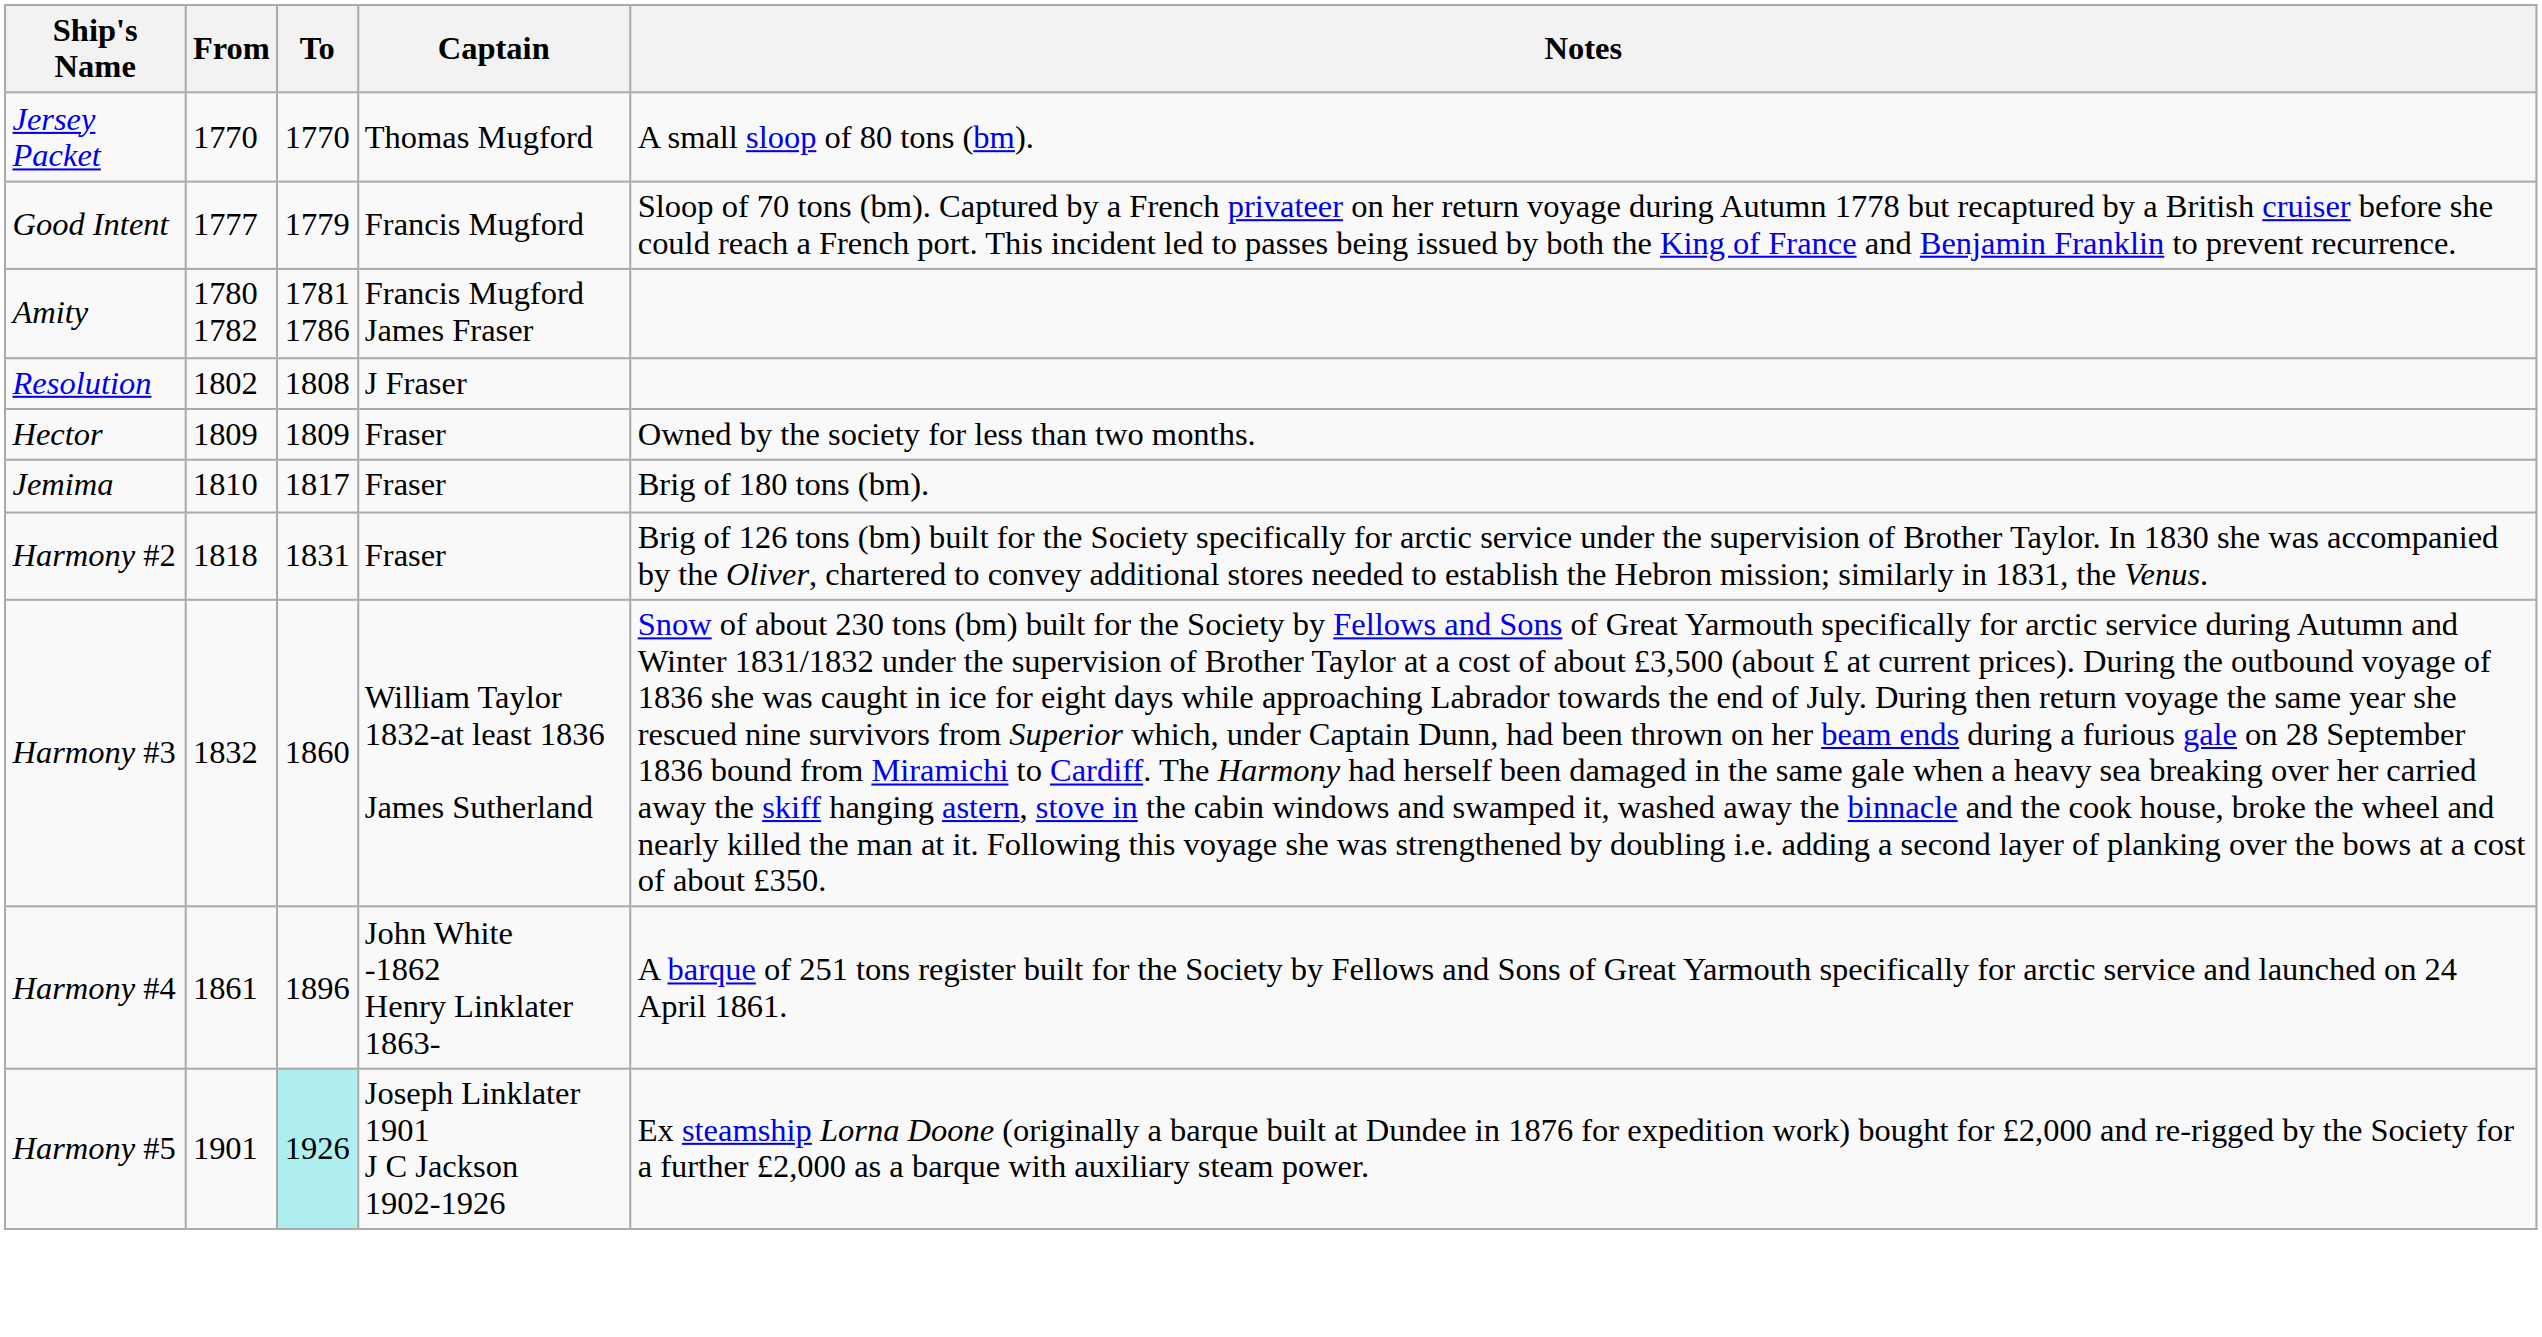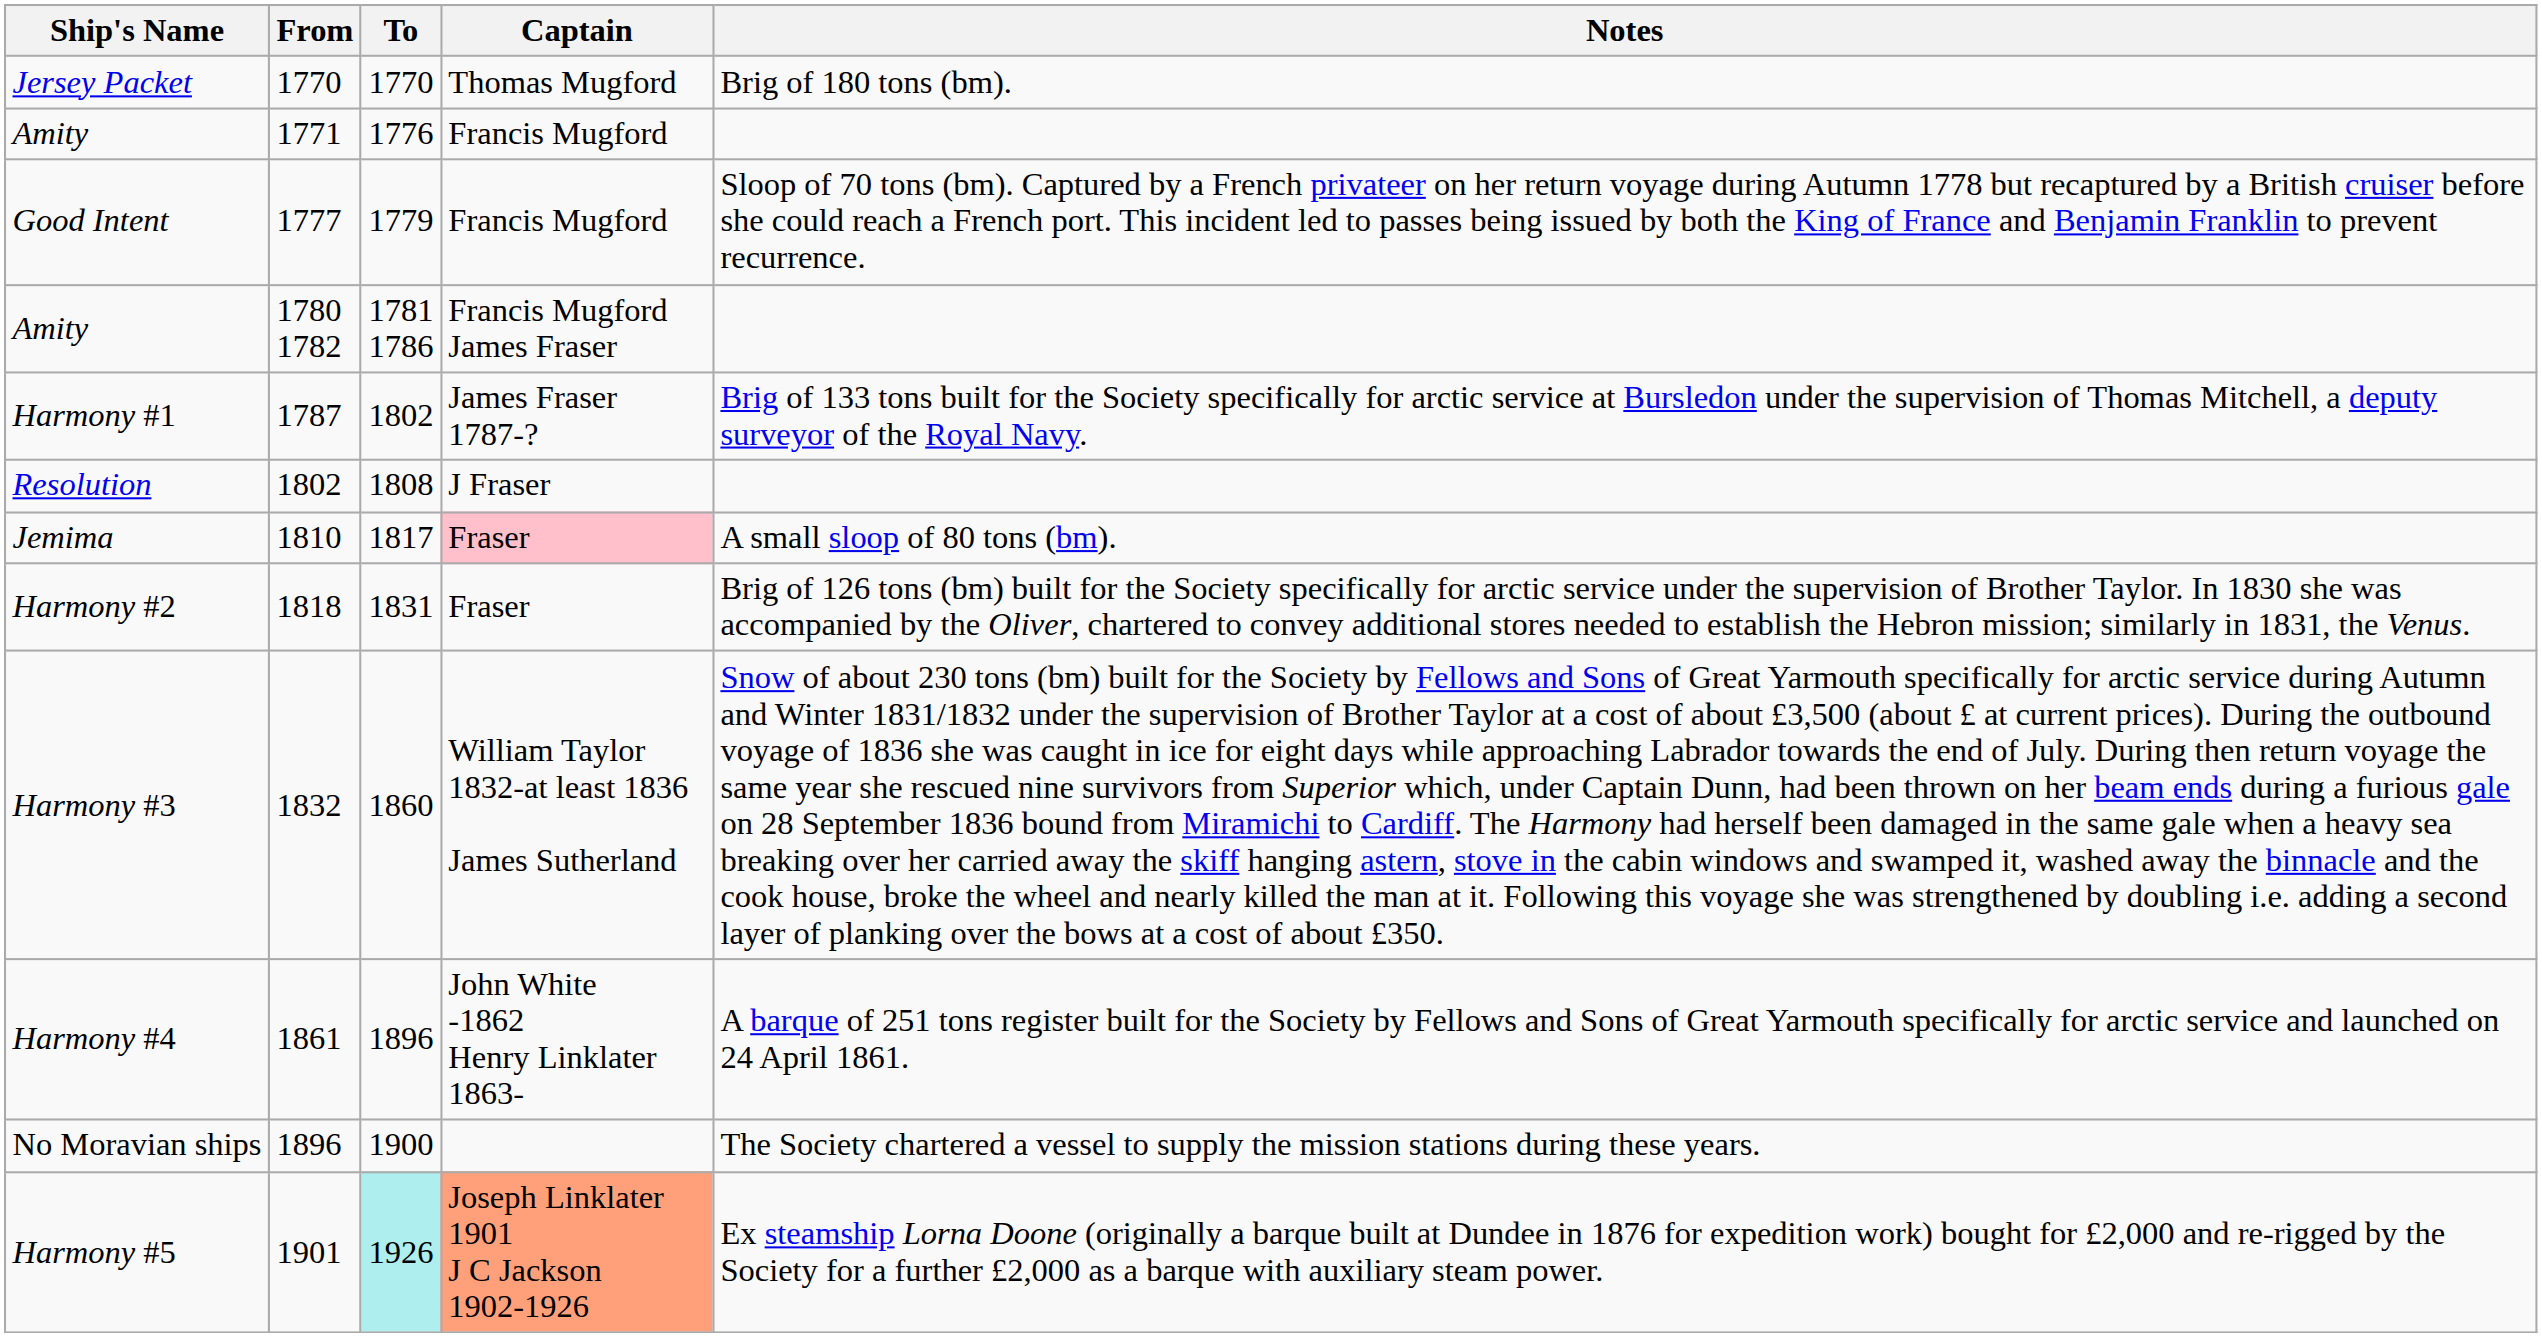(836, 136) A small sloop of 80 tons (bm). -> (866, 81) Brig of 180 tons (bm).
+ row: (50, 133)
+ row: (94, 415)
- row: (58, 433)
(405, 485) no background -> (489, 536) pink background
(783, 485) Brig of 180 tons (bm). -> (918, 536) A small sloop of 80 tons (bm).
+ row: (137, 1144)
(473, 1148) no background -> (556, 1251) lightsalmon background
